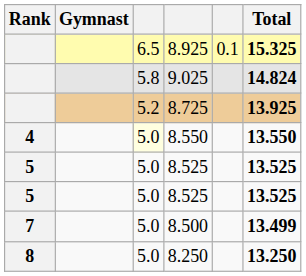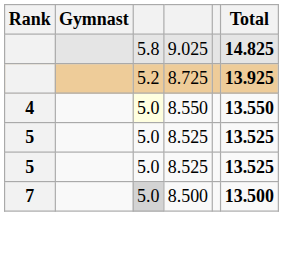- row: (30, 49)
(272, 78) 14.824 -> (249, 49) 14.825
(148, 226) no background -> (148, 196) lightgrey background
(272, 226) 13.499 -> (249, 196) 13.500
- row: (30, 256)
